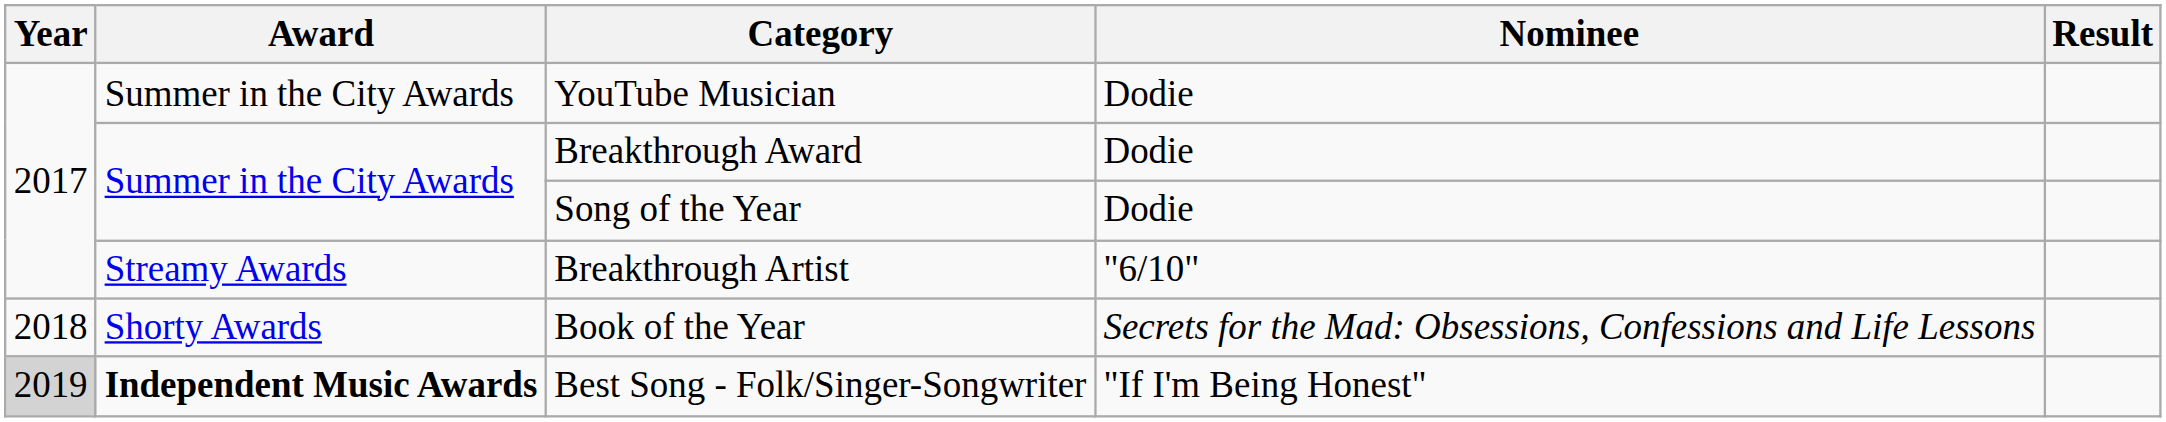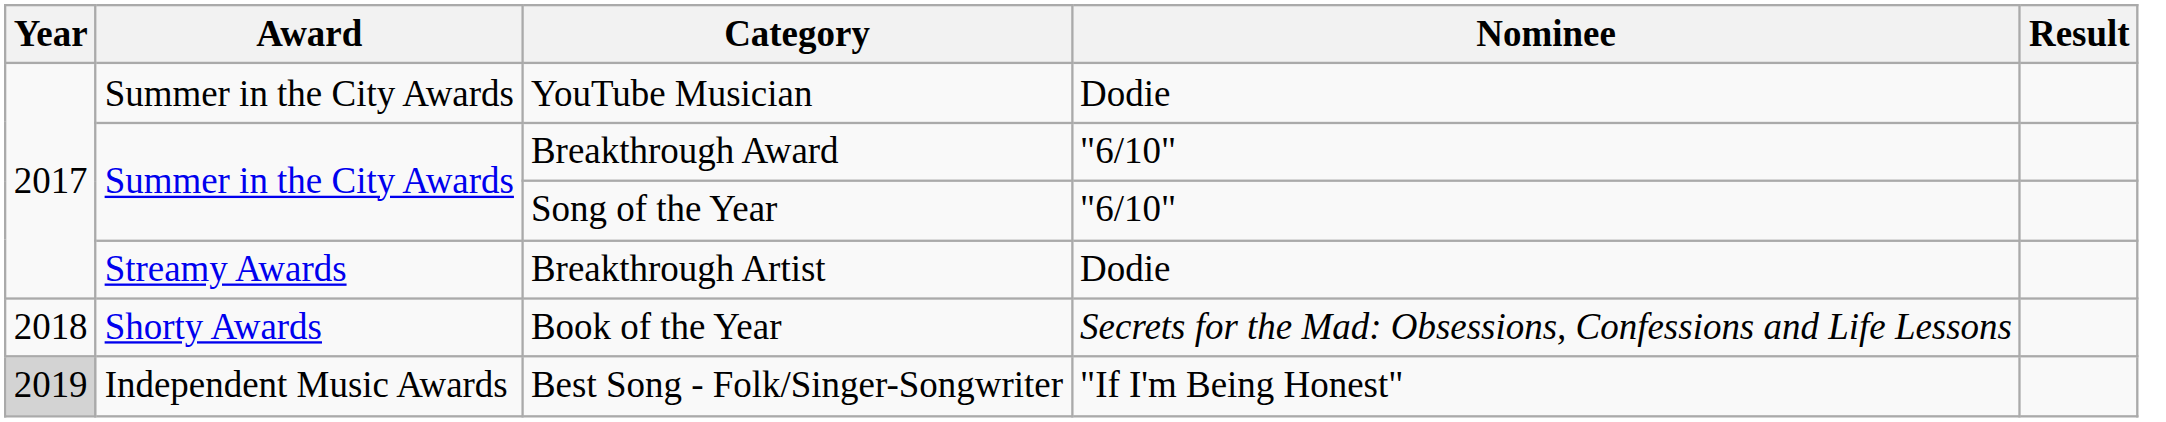(1149, 151) Dodie -> (1128, 151) "6/10"
(1149, 209) Dodie -> (1128, 209) "6/10"
(1151, 268) "6/10" -> (1125, 268) Dodie
(321, 385) bold -> (306, 385) normal
